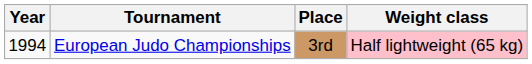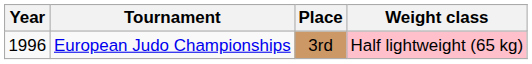(27, 44) 1994 -> (27, 44) 1996
